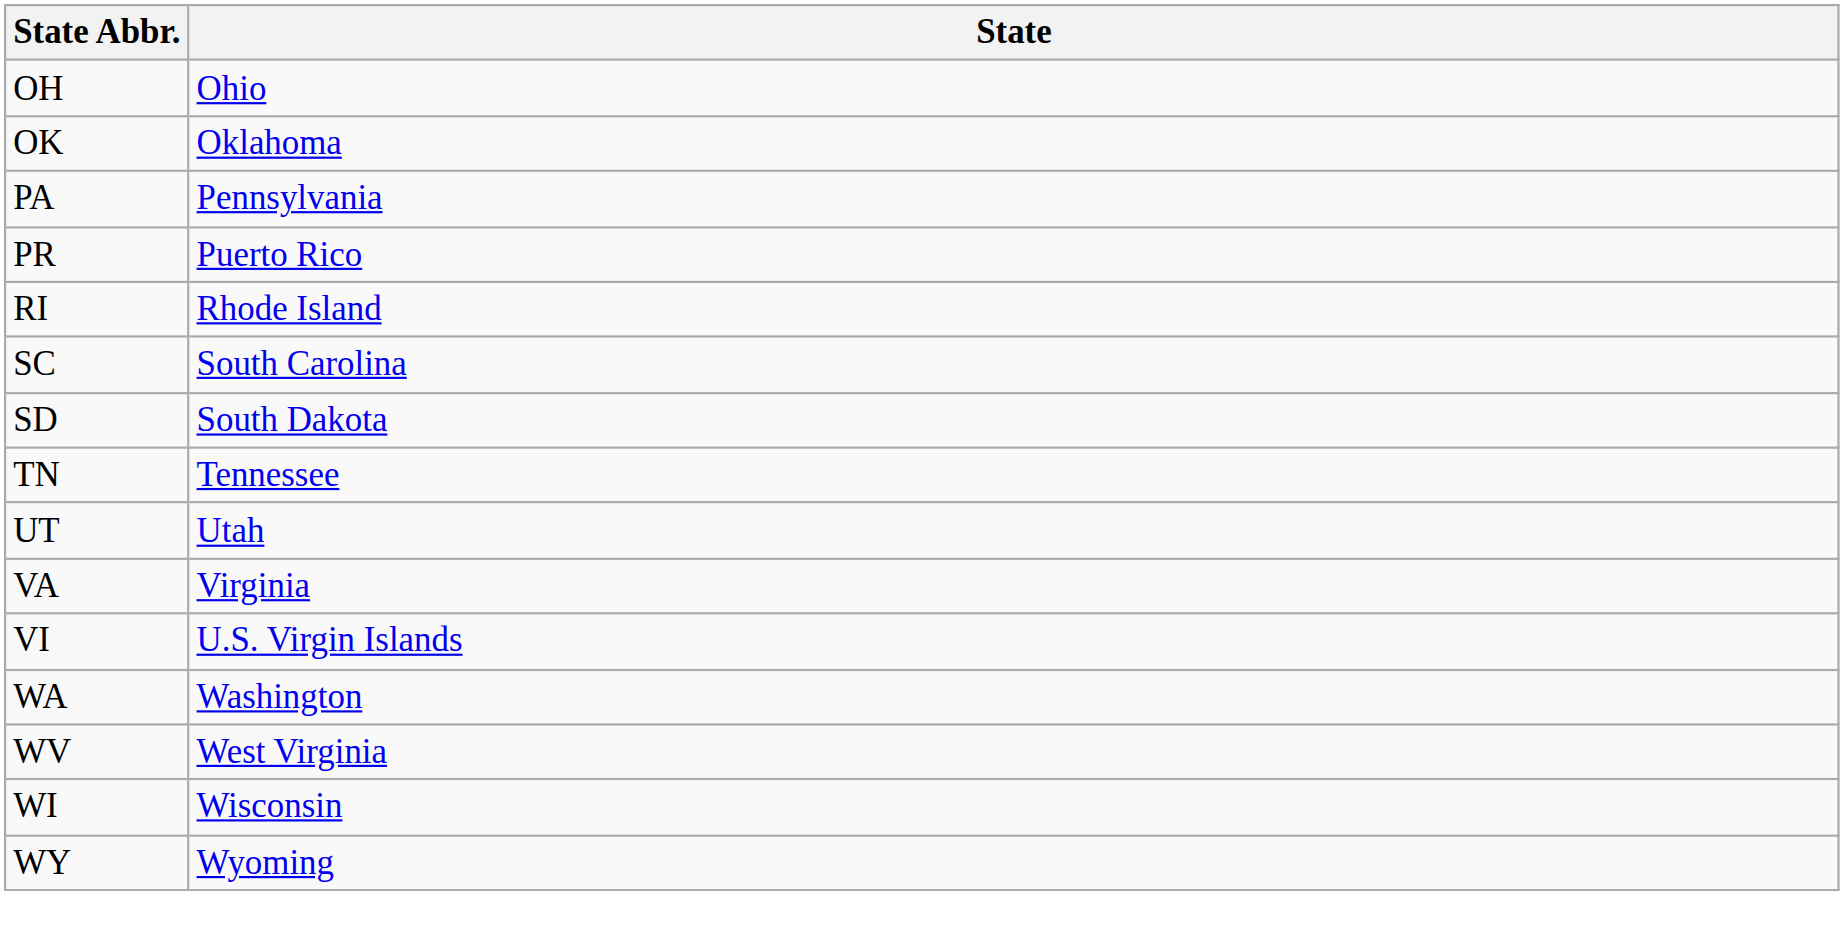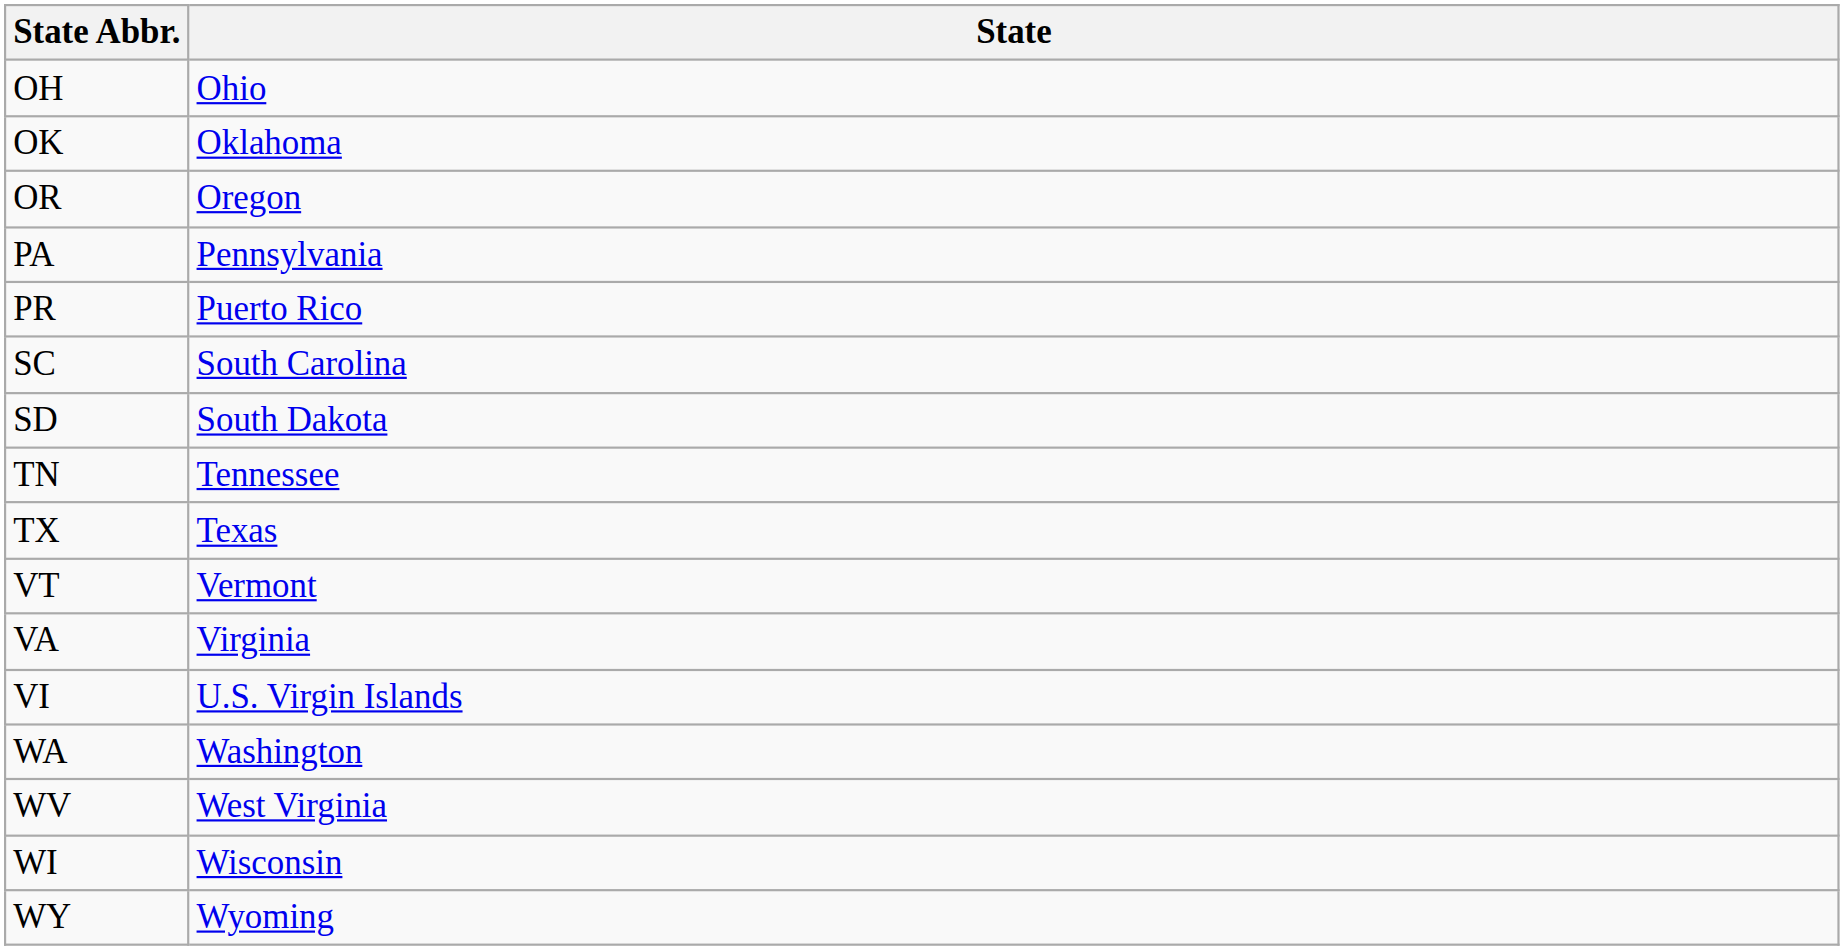+ row: (37, 198)
- row: (31, 308)
+ row: (36, 530)
- row: (36, 530)
+ row: (36, 585)
